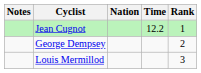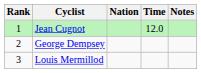columns swapped: (182, 12) <-> (19, 12)
(155, 28) 12.2 -> (154, 28) 12.0
